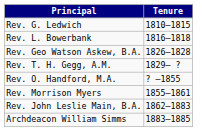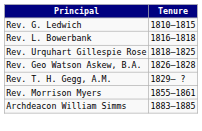+ row: (76, 52)
- row: (61, 79)
- row: (74, 106)
